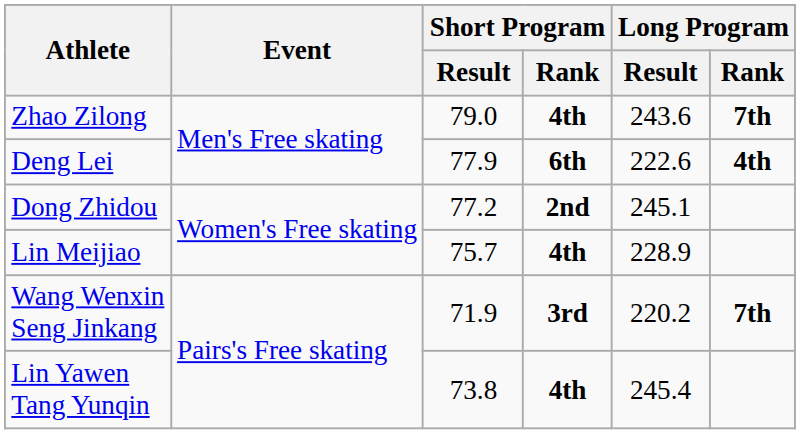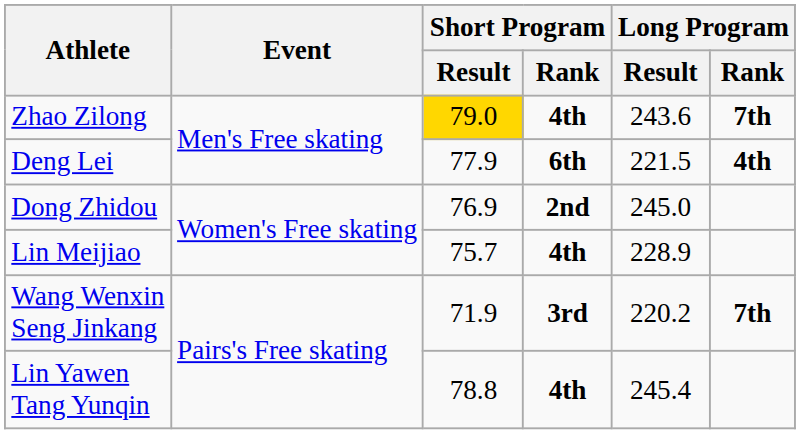(473, 117) no background -> (473, 117) gold background
(661, 161) 222.6 -> (661, 161) 221.5
(473, 206) 77.2 -> (473, 206) 76.9
(661, 206) 245.1 -> (661, 206) 245.0
(473, 389) 73.8 -> (473, 389) 78.8
